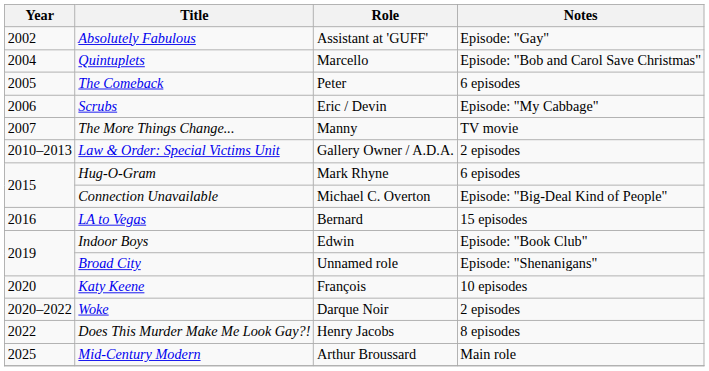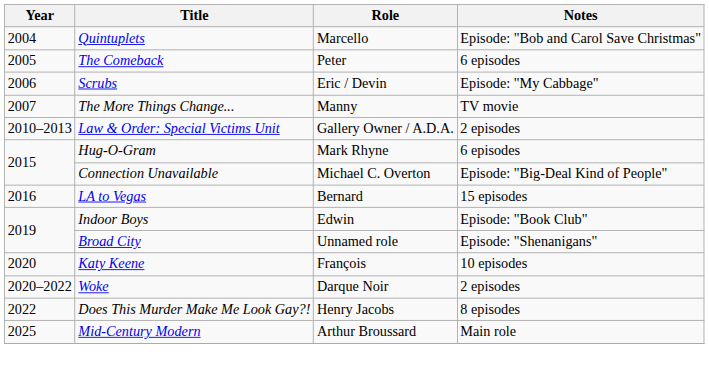- row: (137, 38)
